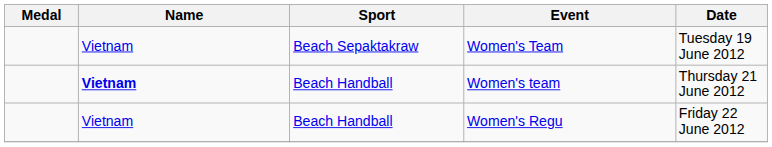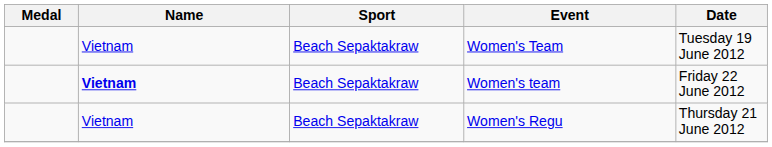(343, 84) Beach Handball -> (356, 84) Beach Sepaktakraw
(718, 84) Thursday 21 June 2012 -> (712, 84) Friday 22 June 2012
(343, 122) Beach Handball -> (356, 122) Beach Sepaktakraw
(712, 122) Friday 22 June 2012 -> (718, 122) Thursday 21 June 2012
